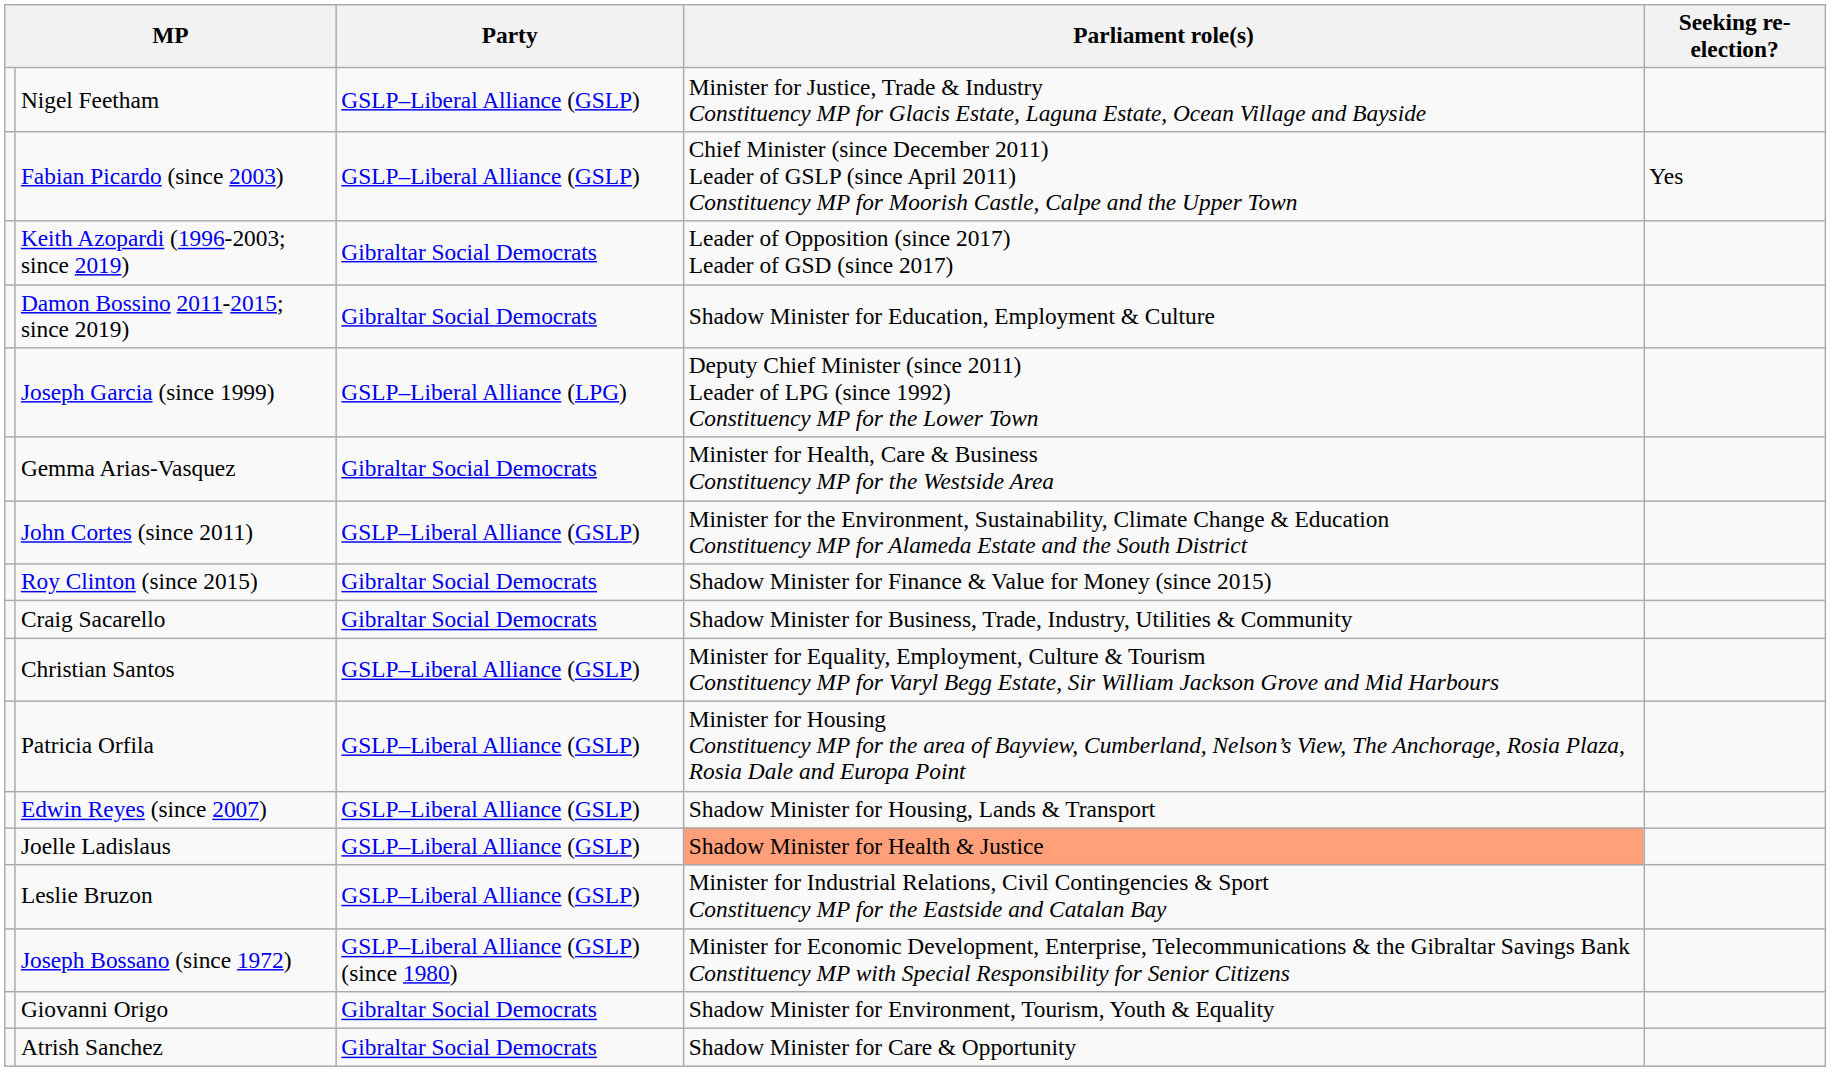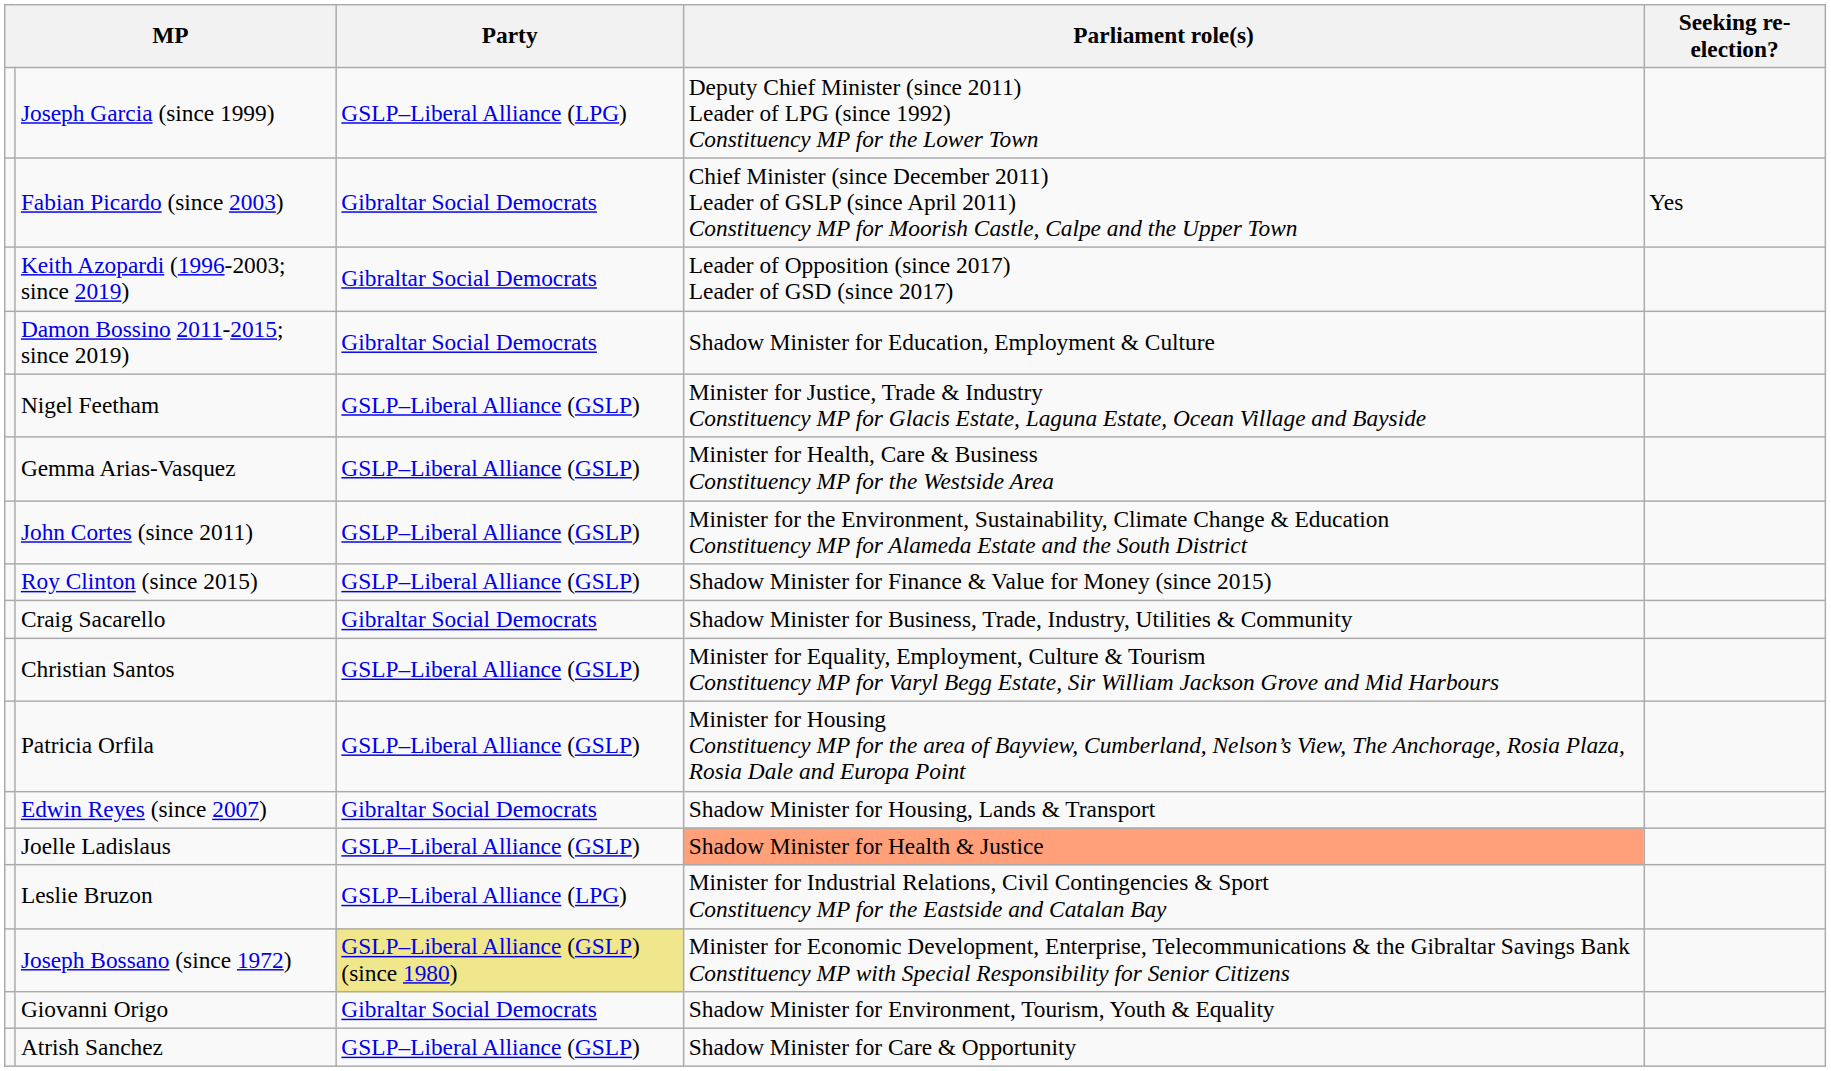rows swapped: (148, 392) <-> (90, 99)
(491, 175) GSLP–Liberal Alliance (GSLP) -> (469, 202) Gibraltar Social Democrats
(469, 468) Gibraltar Social Democrats -> (491, 468) GSLP–Liberal Alliance (GSLP)
(469, 582) Gibraltar Social Democrats -> (491, 582) GSLP–Liberal Alliance (GSLP)
(491, 809) GSLP–Liberal Alliance (GSLP) -> (469, 809) Gibraltar Social Democrats
(491, 896) GSLP–Liberal Alliance (GSLP) -> (484, 896) GSLP–Liberal Alliance (LPG)
(491, 959) no background -> (491, 959) khaki background
(469, 1047) Gibraltar Social Democrats -> (491, 1047) GSLP–Liberal Alliance (GSLP)
